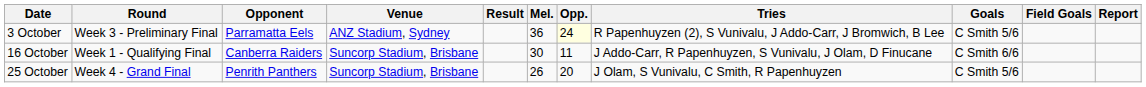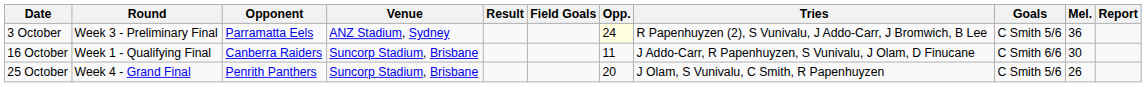columns swapped: (542, 14) <-> (1059, 14)
